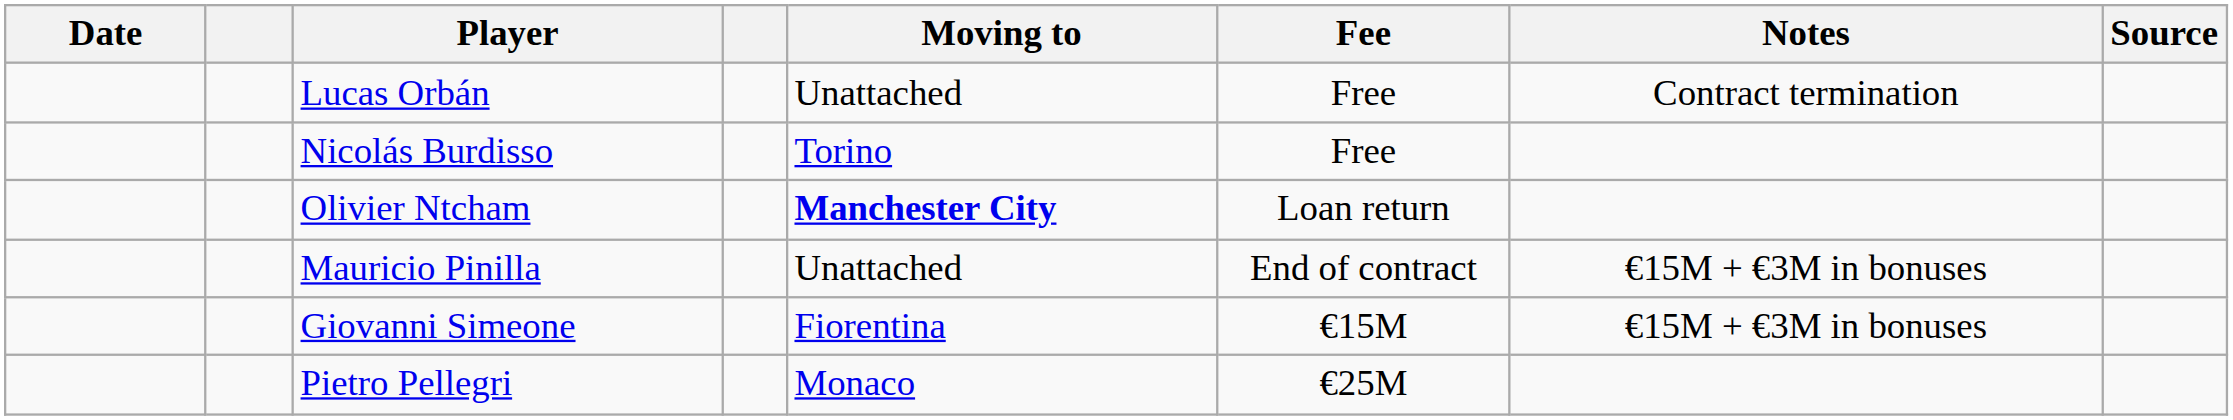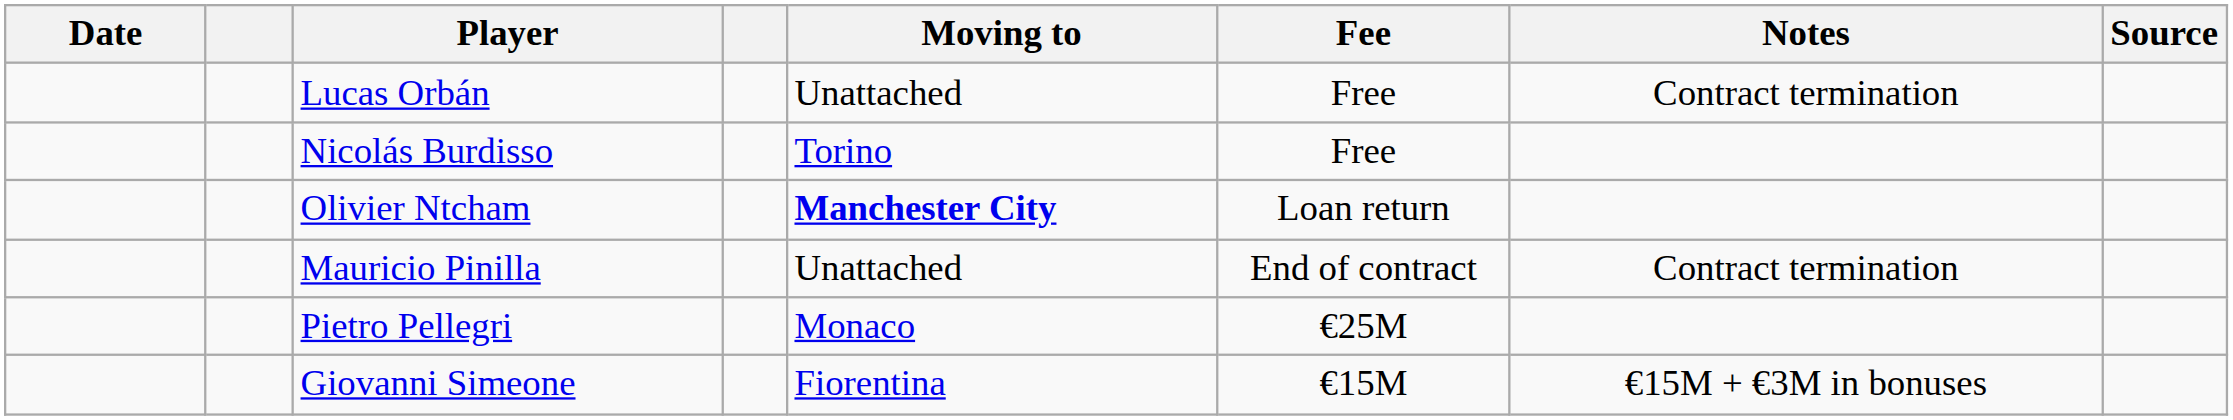(1806, 267) €15M + €3M in bonuses -> (1806, 267) Contract termination
rows swapped: (438, 325) <-> (406, 383)
